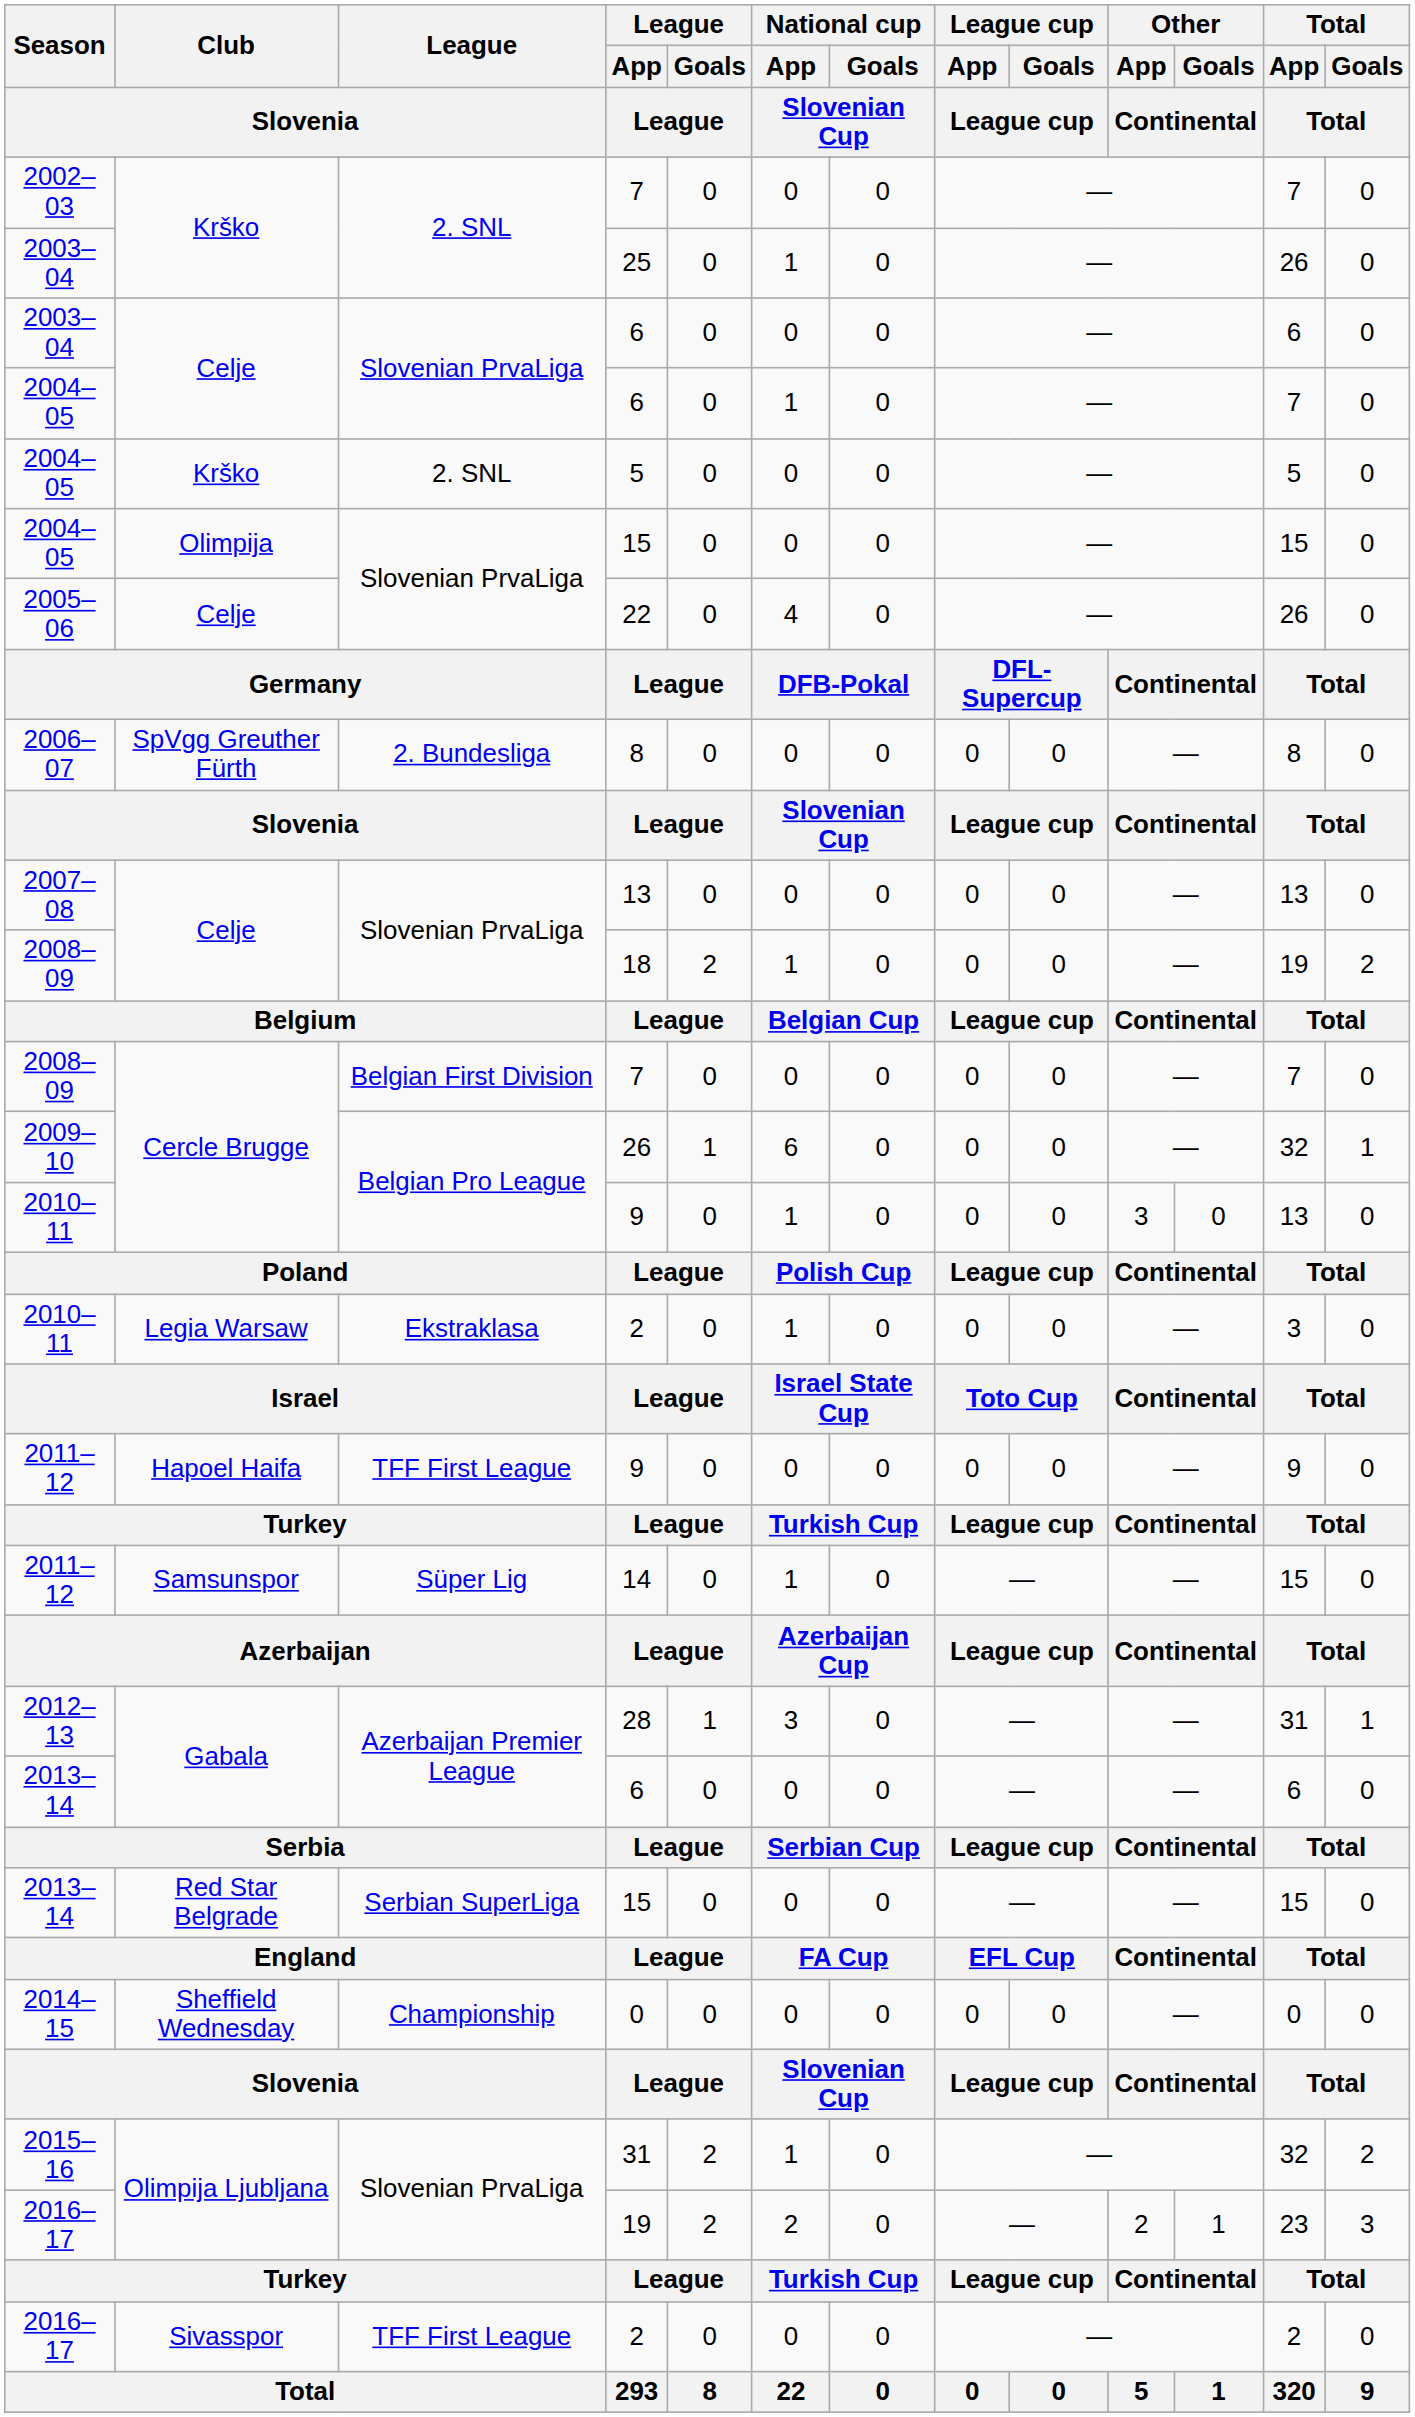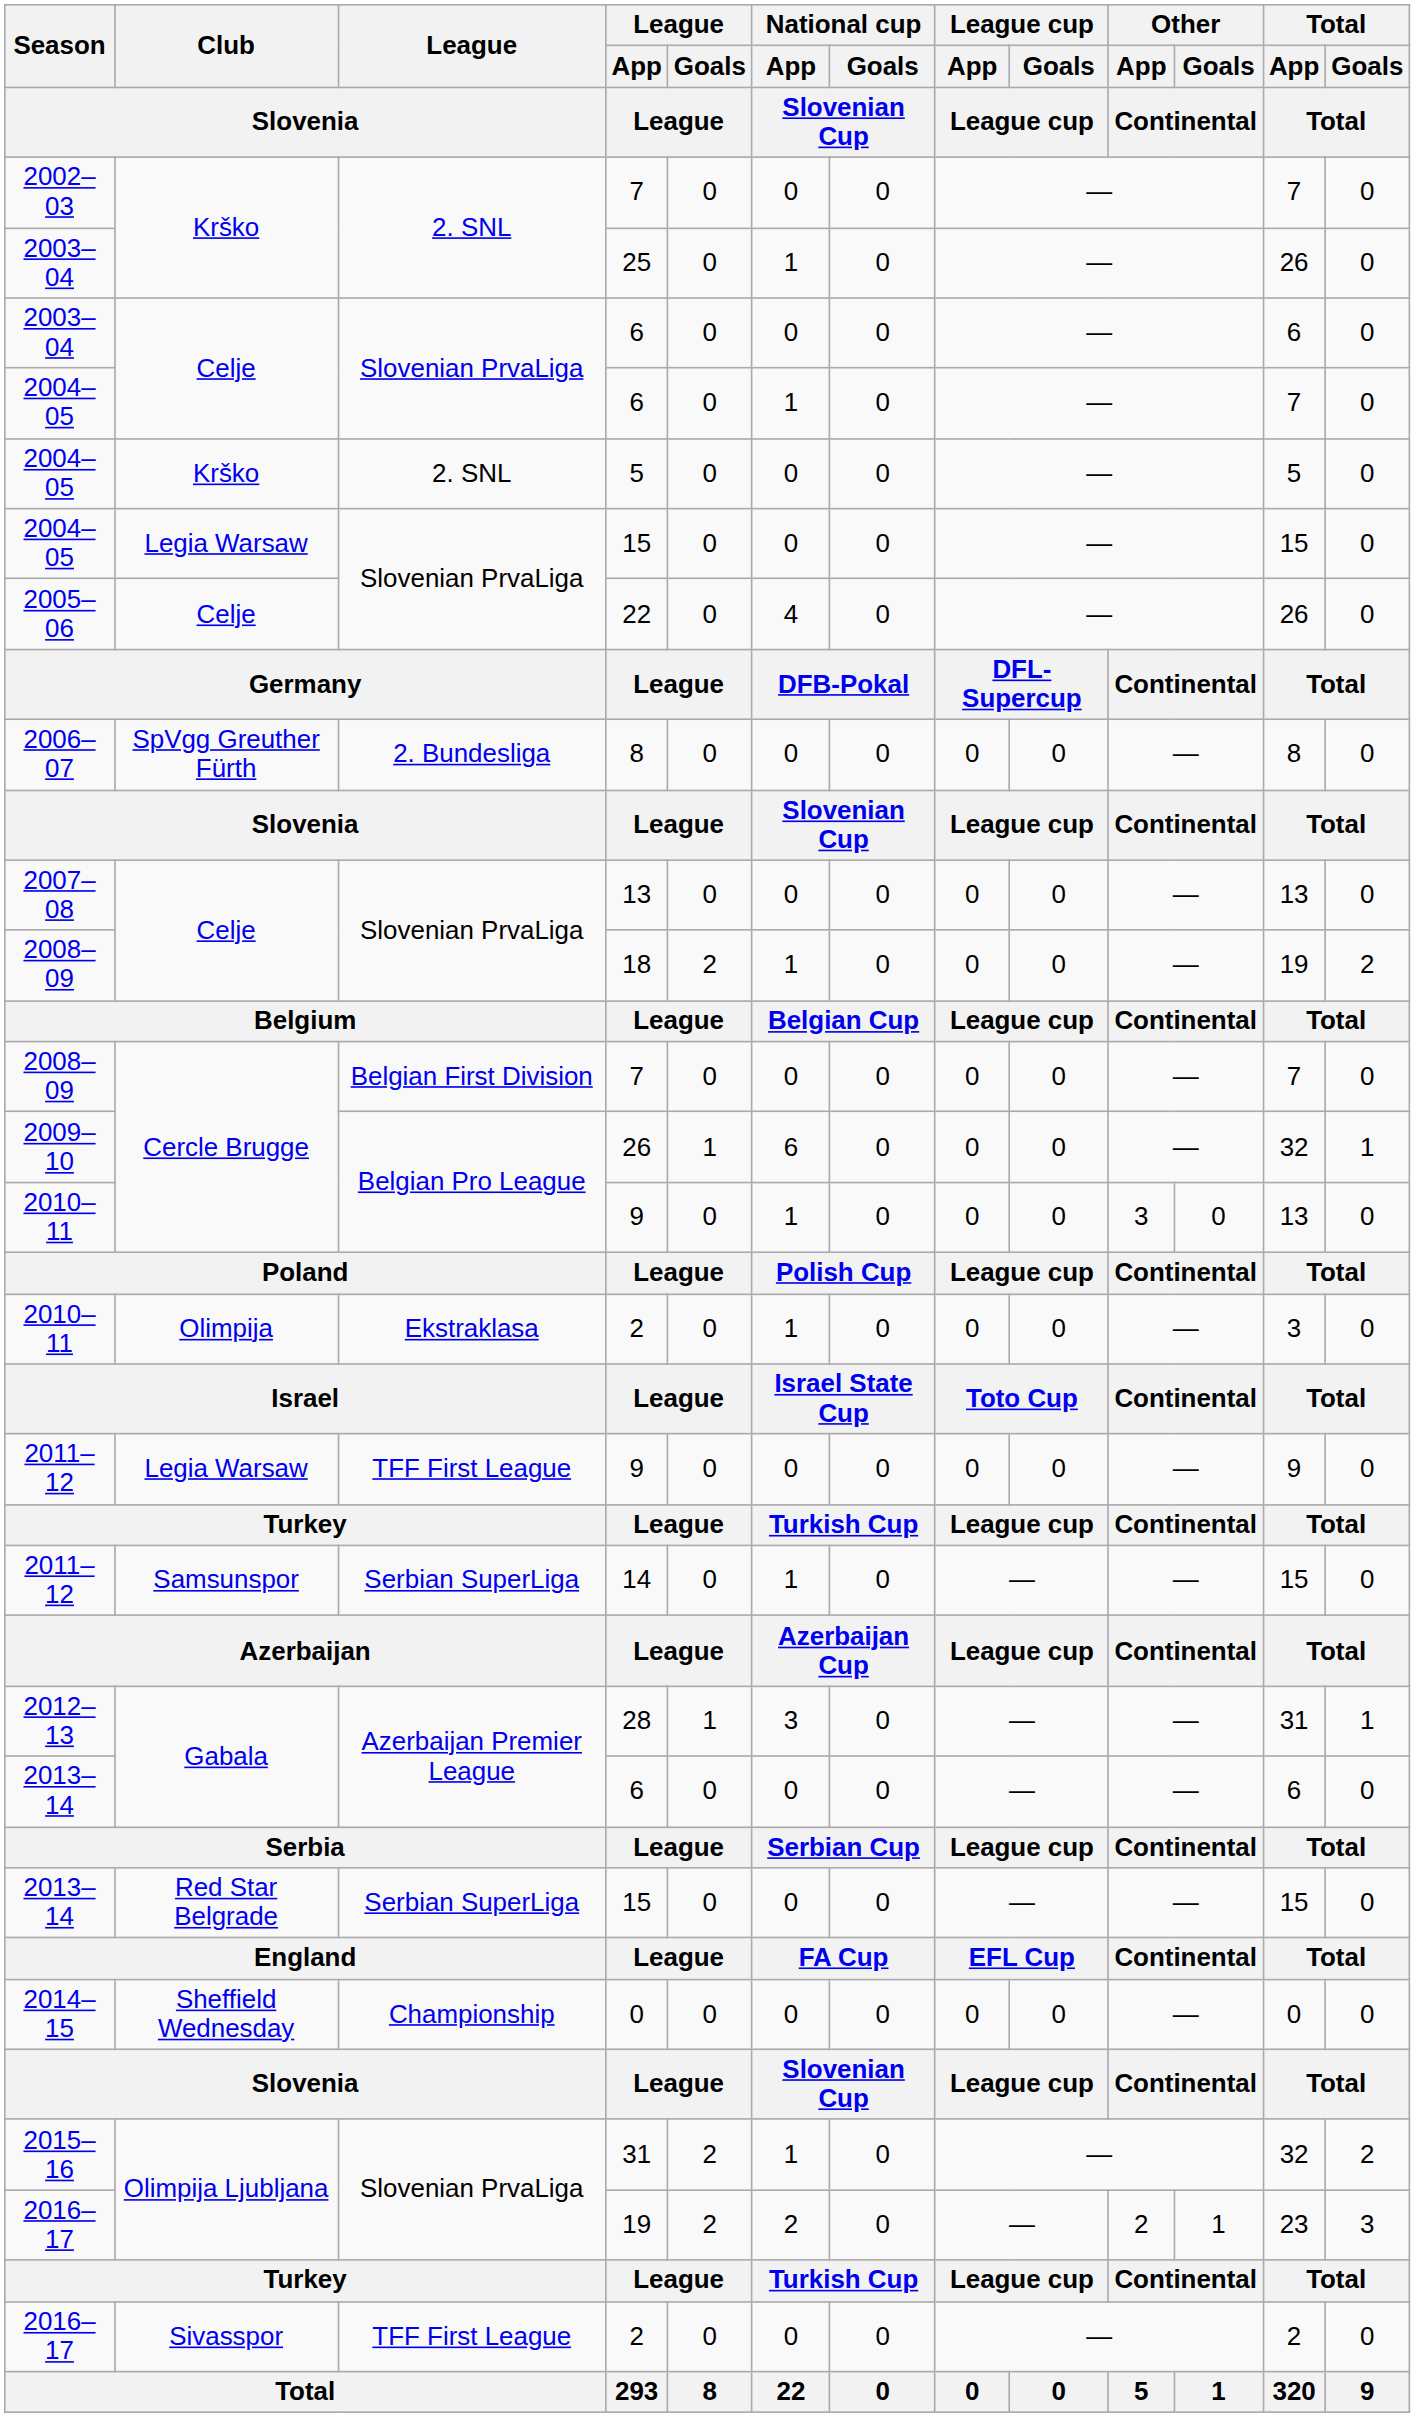(226, 543) Olimpija -> (226, 543) Legia Warsaw
(226, 1328) Legia Warsaw -> (226, 1328) Olimpija
(226, 1468) Hapoel Haifa -> (226, 1468) Legia Warsaw
(472, 1580) Süper Lig -> (472, 1580) Serbian SuperLiga
